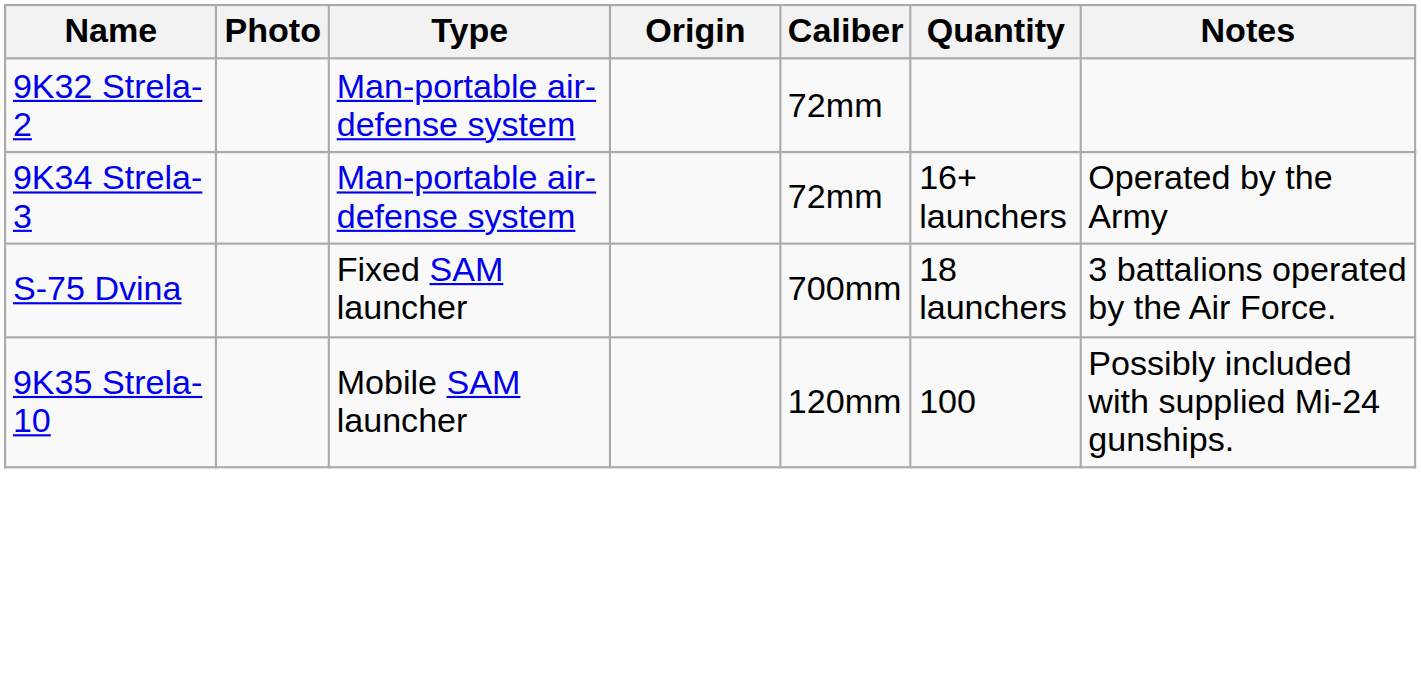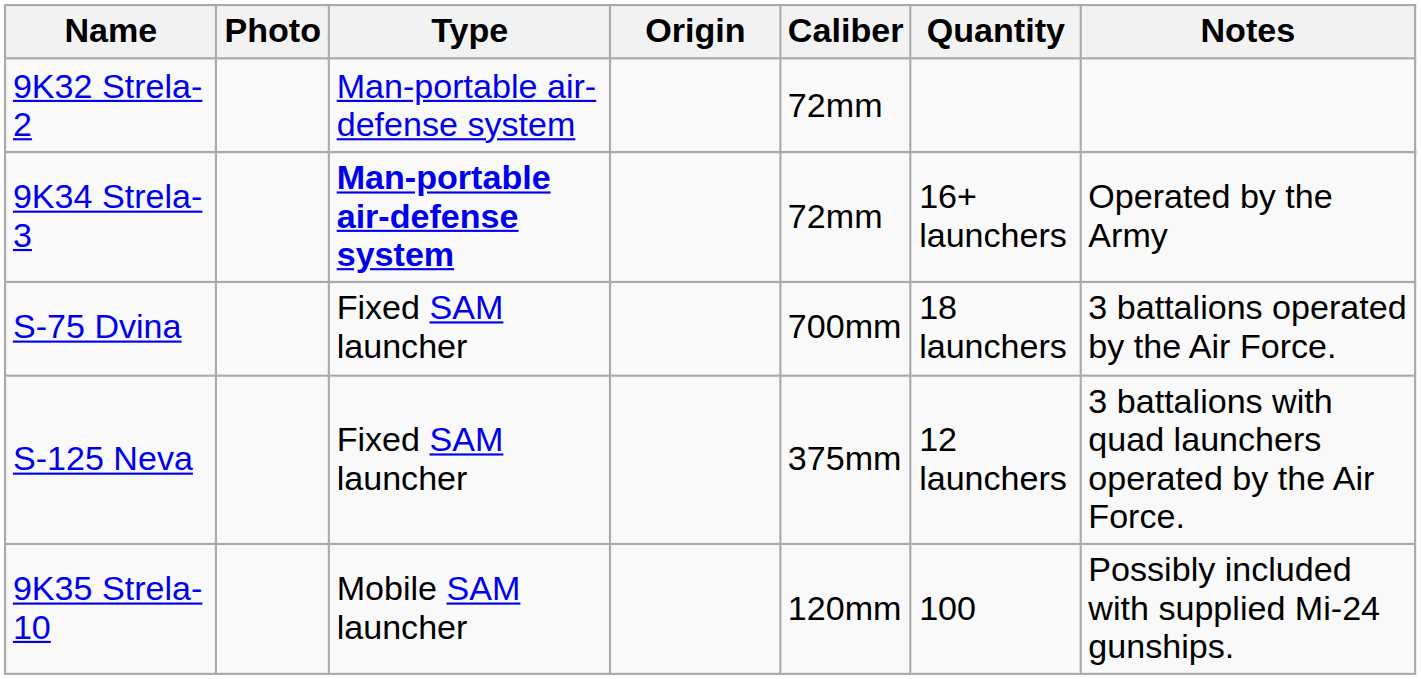(466, 197) normal -> (444, 216) bold
+ row: (103, 458)
